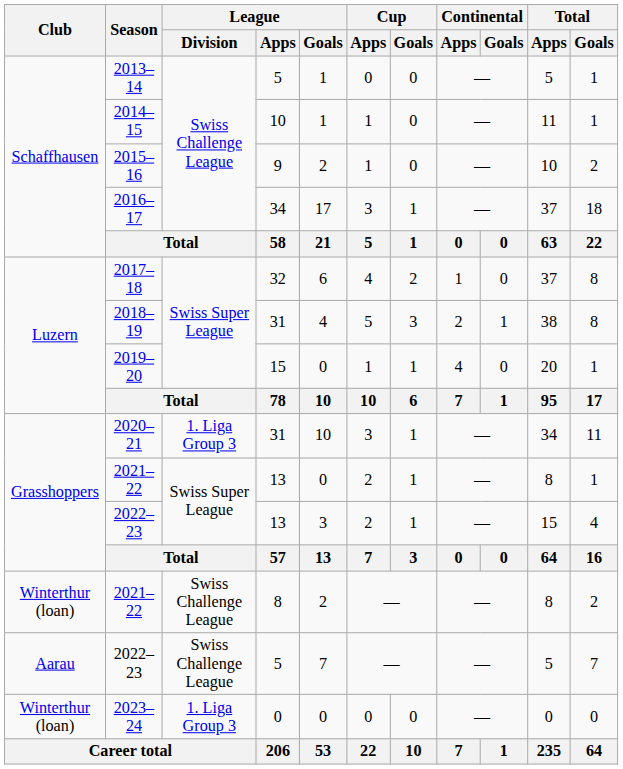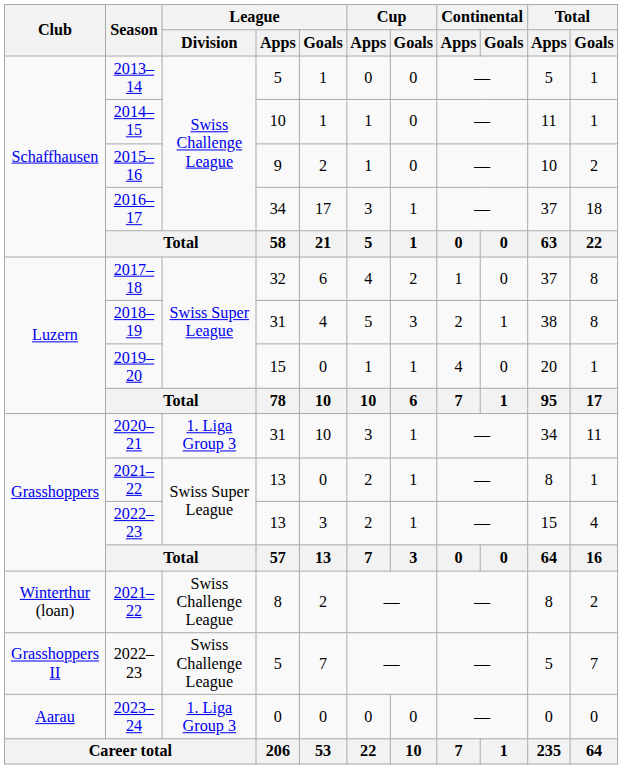(55, 663) Aarau -> (55, 663) Grasshoppers II
(55, 716) Winterthur (loan) -> (55, 716) Aarau
